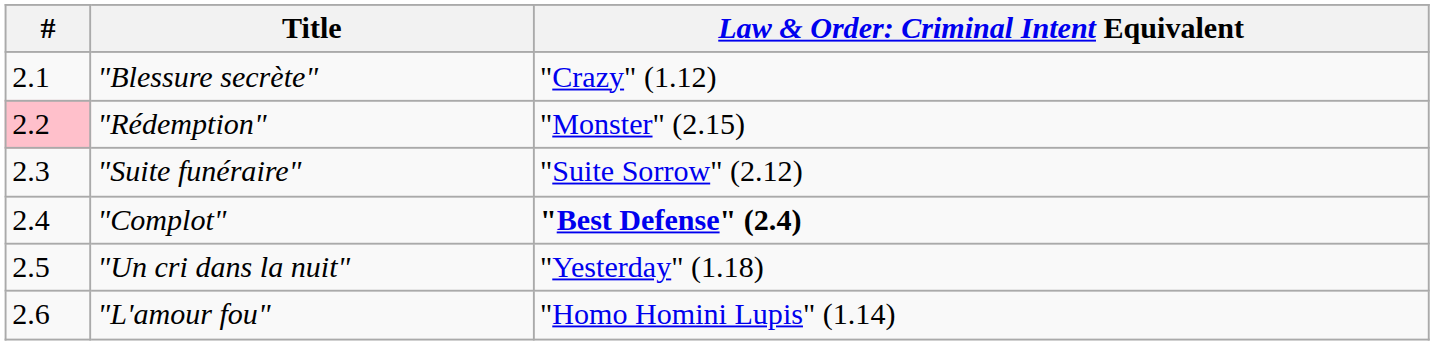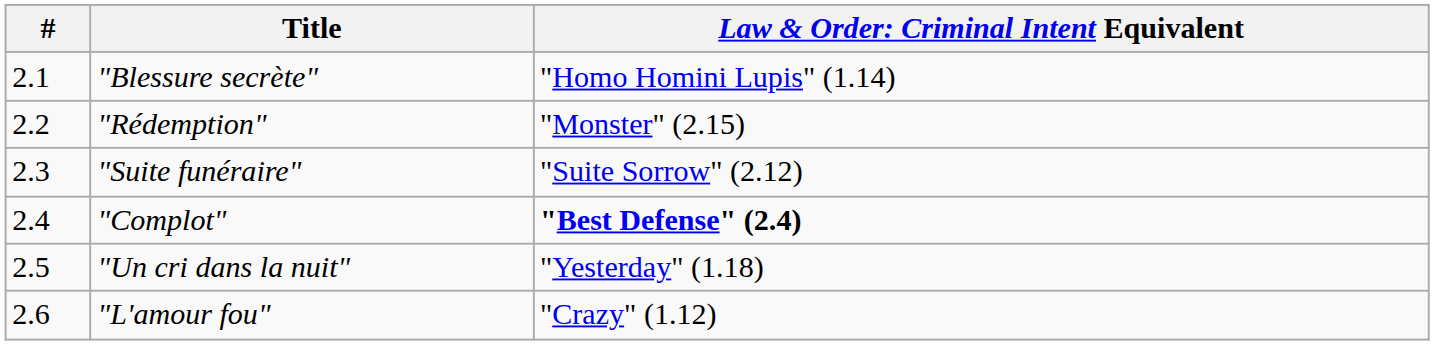(628, 76) "Crazy" (1.12) -> (718, 76) "Homo Homini Lupis" (1.14)
(31, 123) pink background -> (31, 123) no background
(718, 314) "Homo Homini Lupis" (1.14) -> (628, 314) "Crazy" (1.12)
